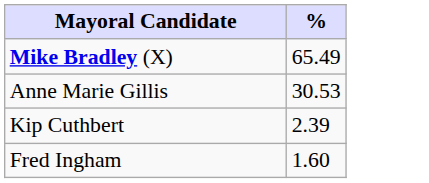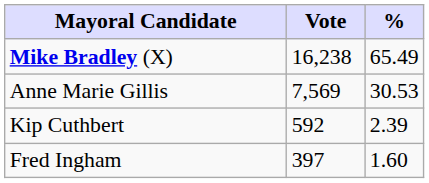+ column: (326, 21)
